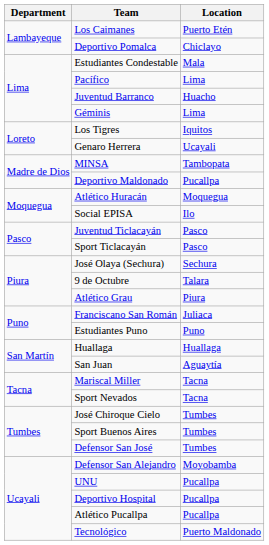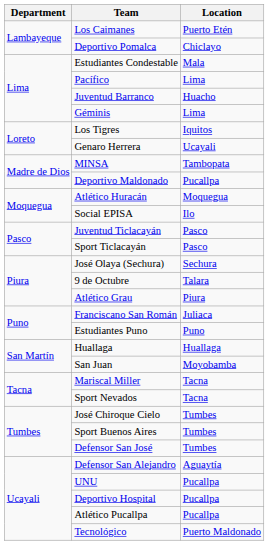(202, 364) Aguaytía -> (209, 364) Moyobamba
(209, 465) Moyobamba -> (202, 465) Aguaytía
